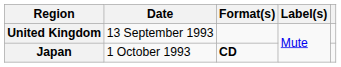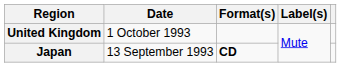(160, 33) 13 September 1993 -> (149, 33) 1 October 1993
(149, 52) 1 October 1993 -> (160, 52) 13 September 1993
